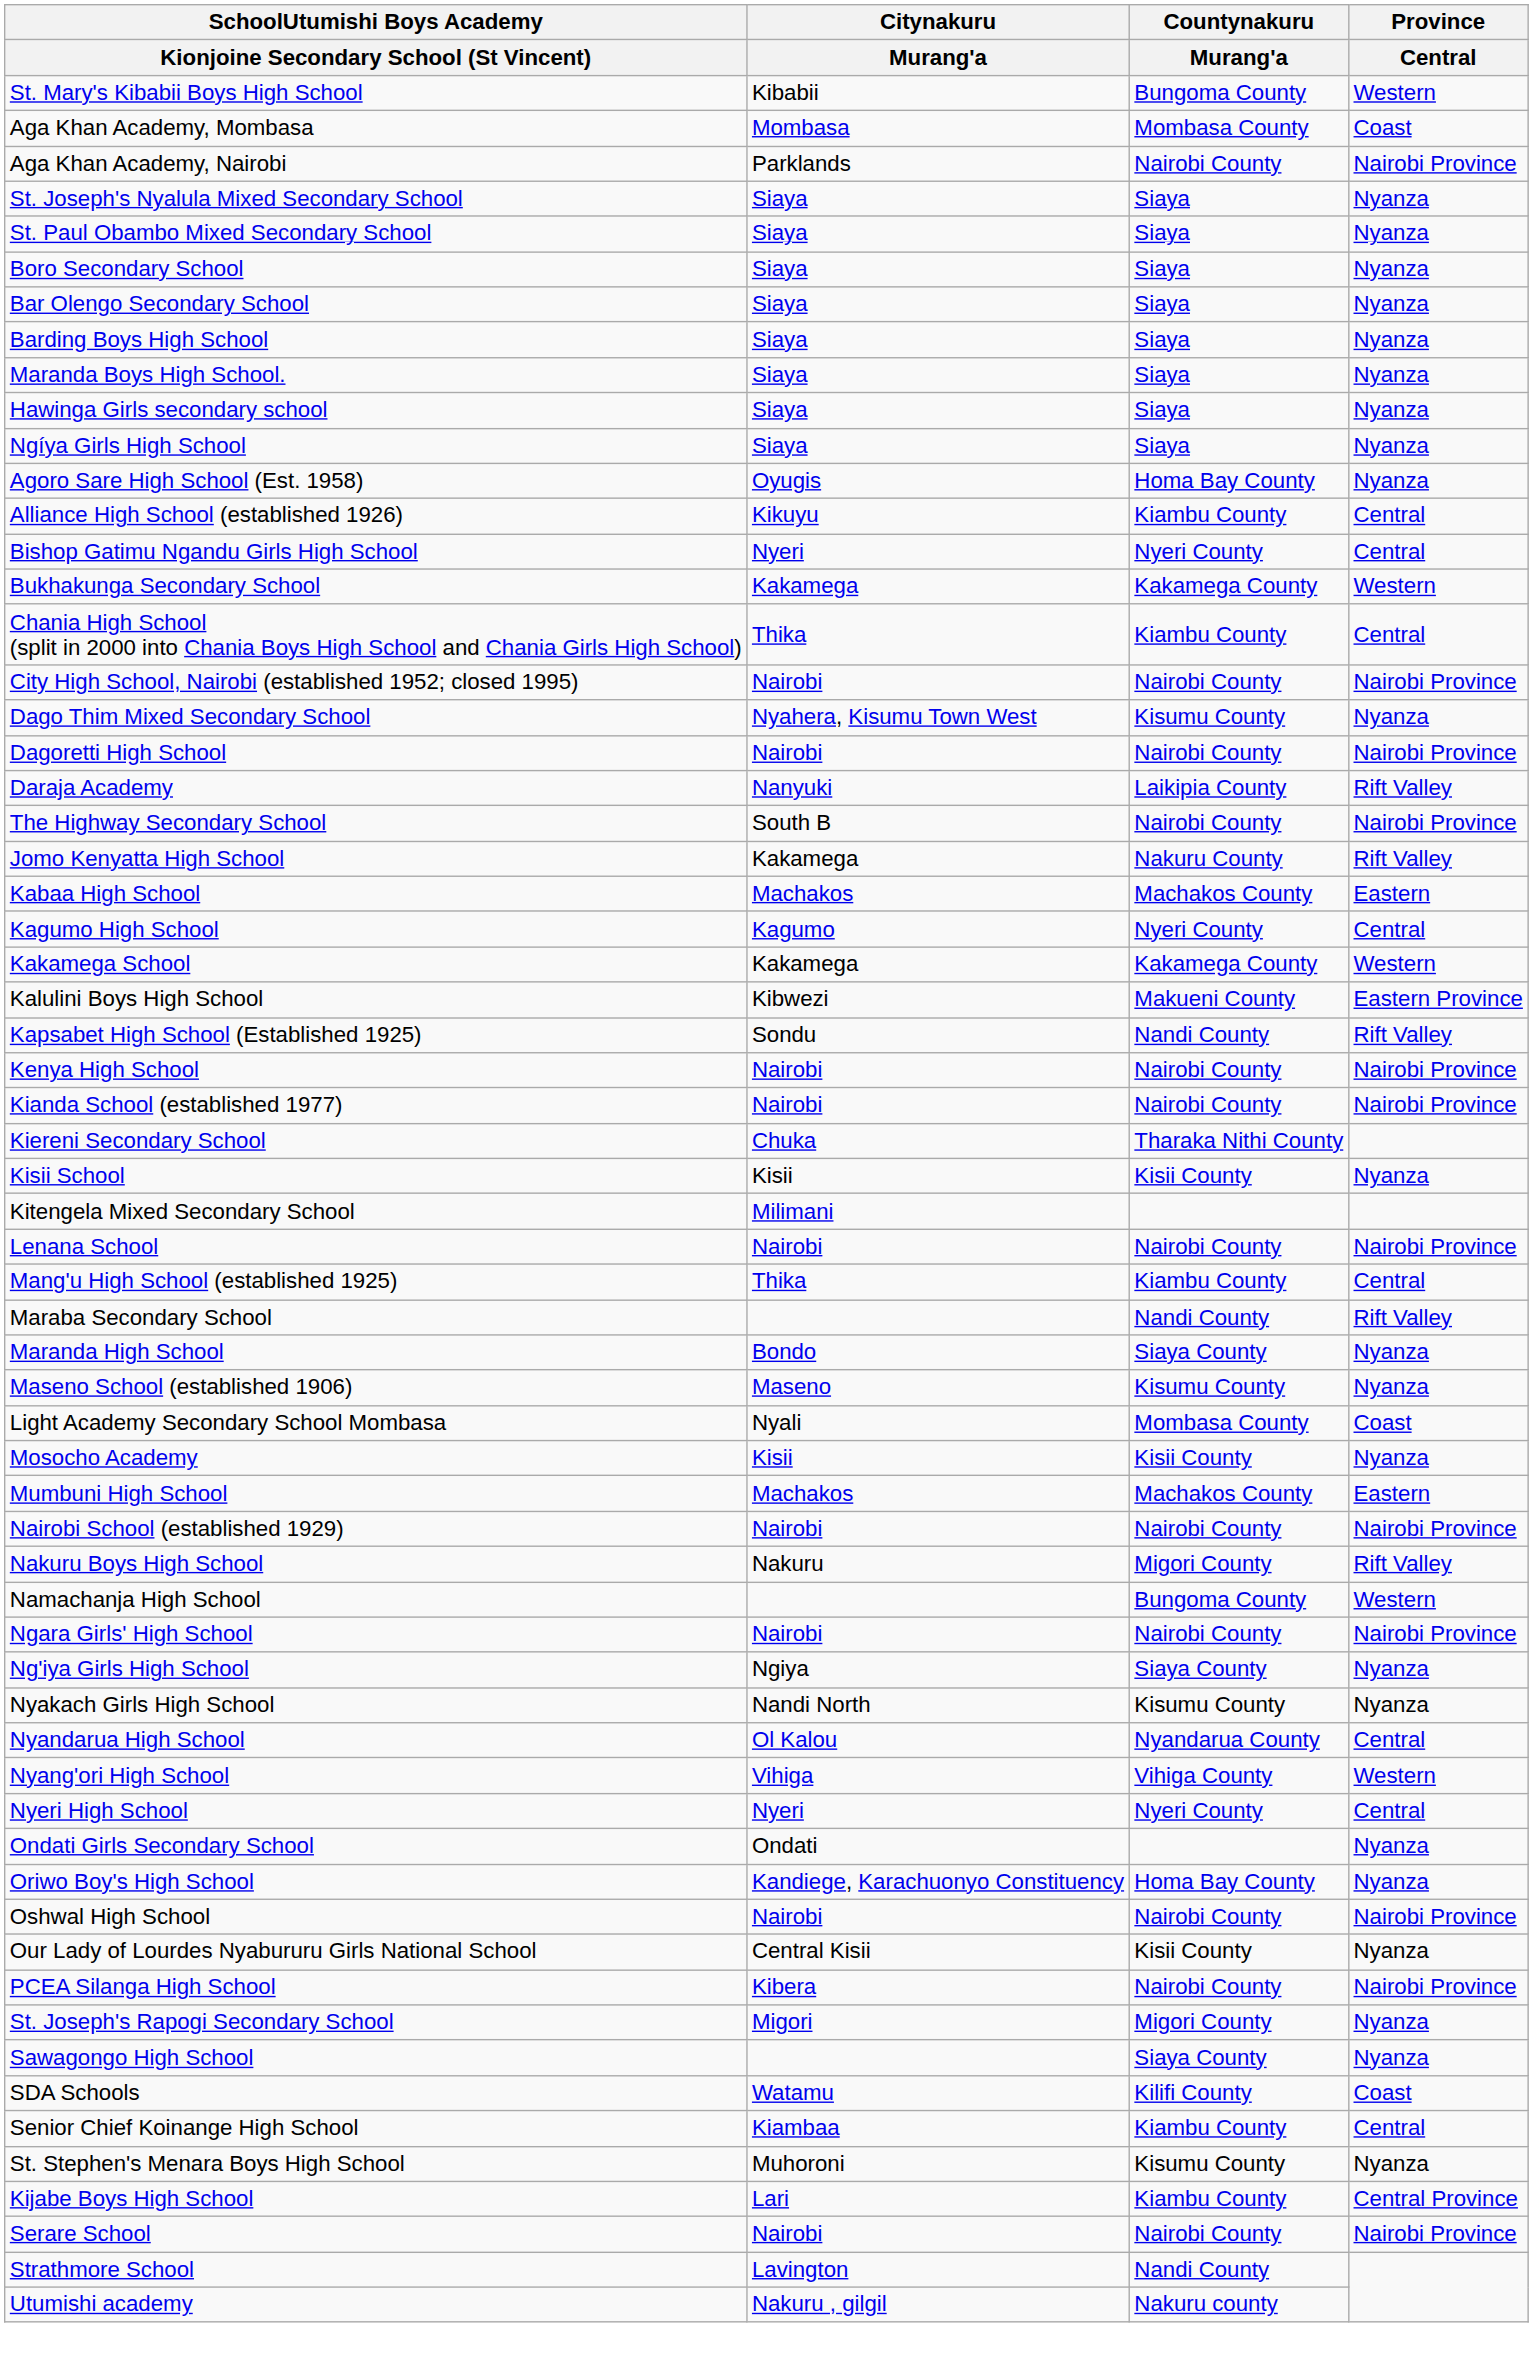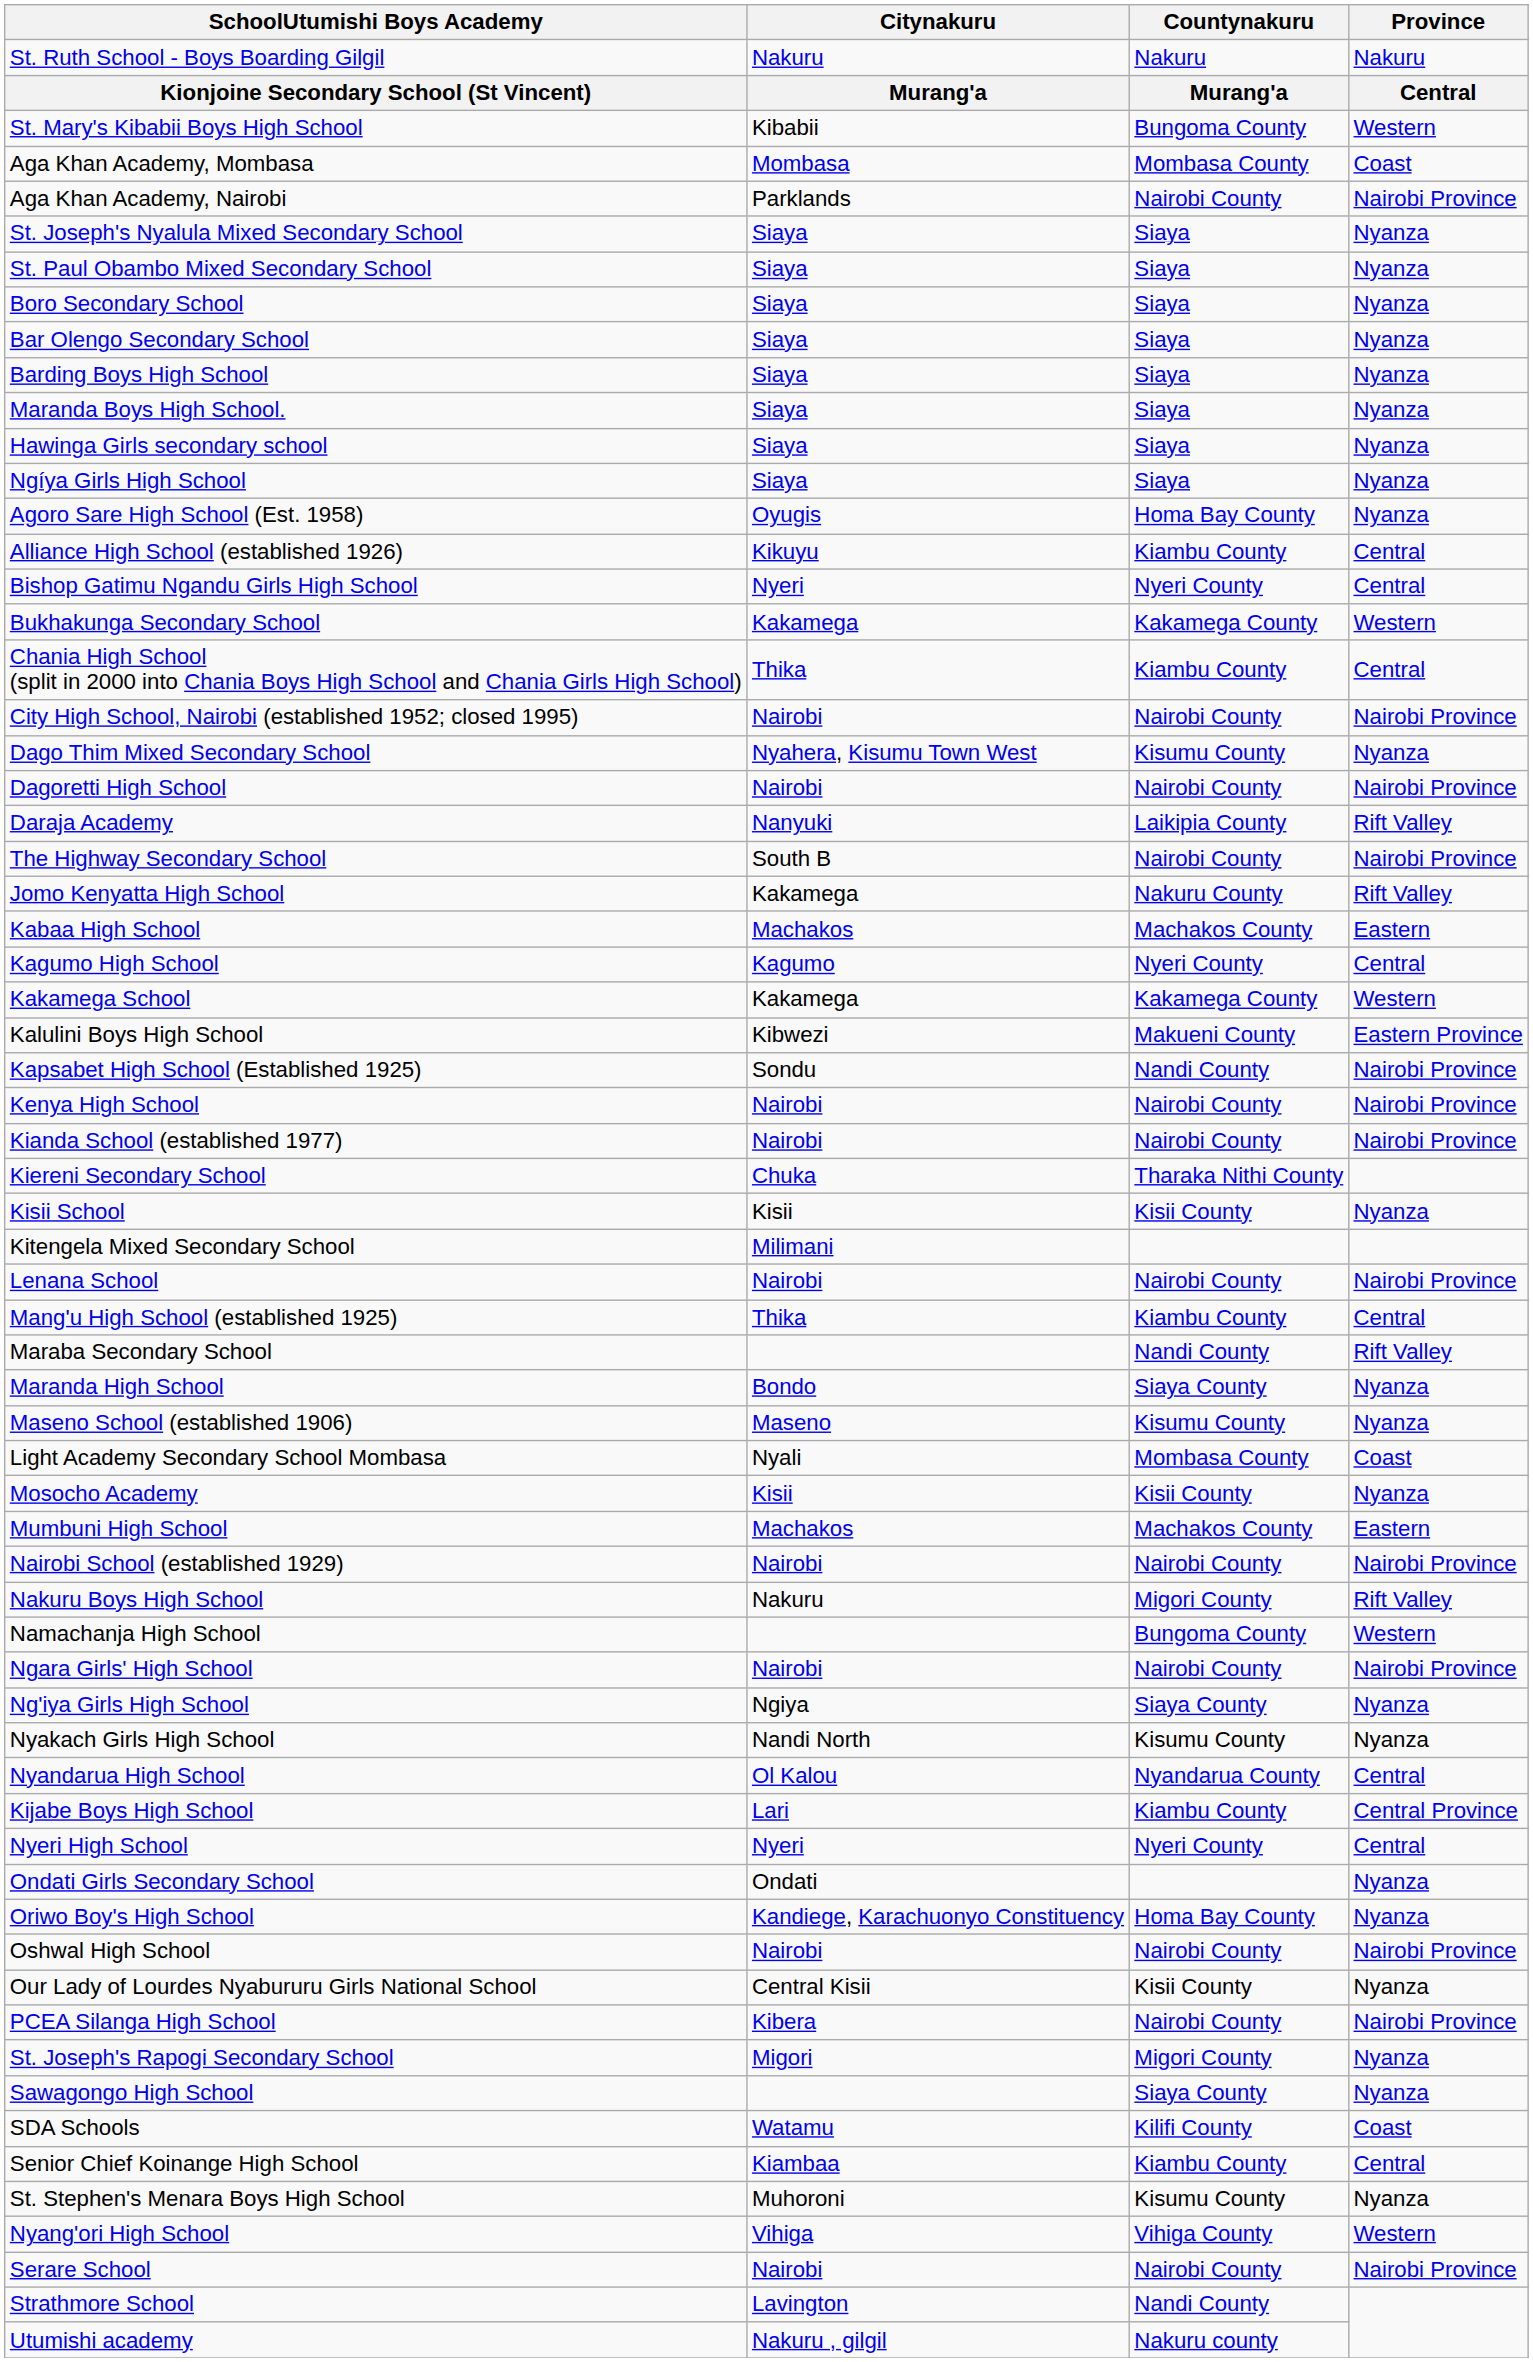+ row: (197, 57)
(1403, 1034) Rift Valley -> (1435, 1070) Nairobi Province
rows swapped: (120, 1775) <-> (132, 2198)
